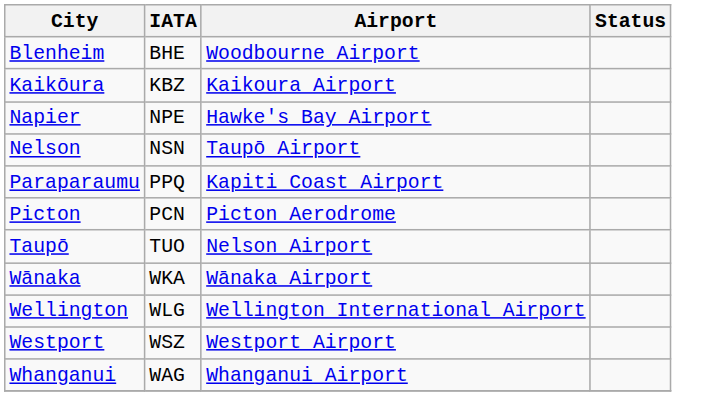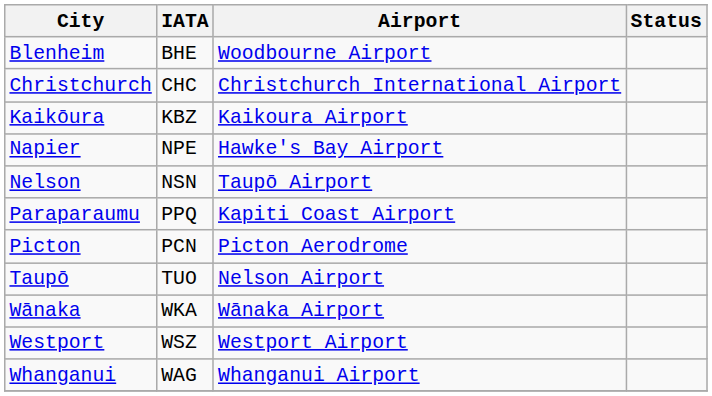+ row: (81, 85)
- row: (69, 311)
